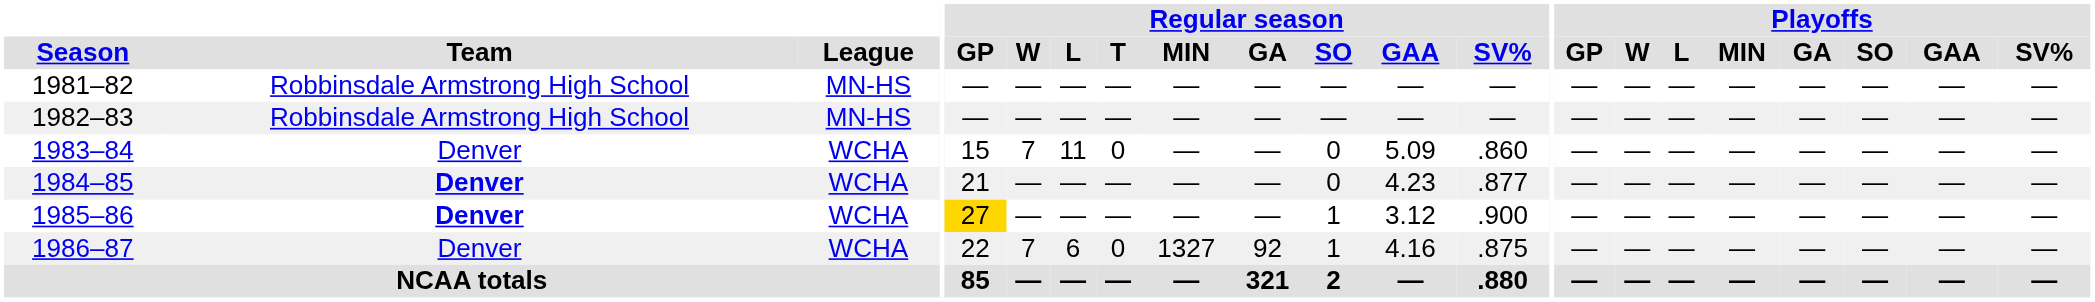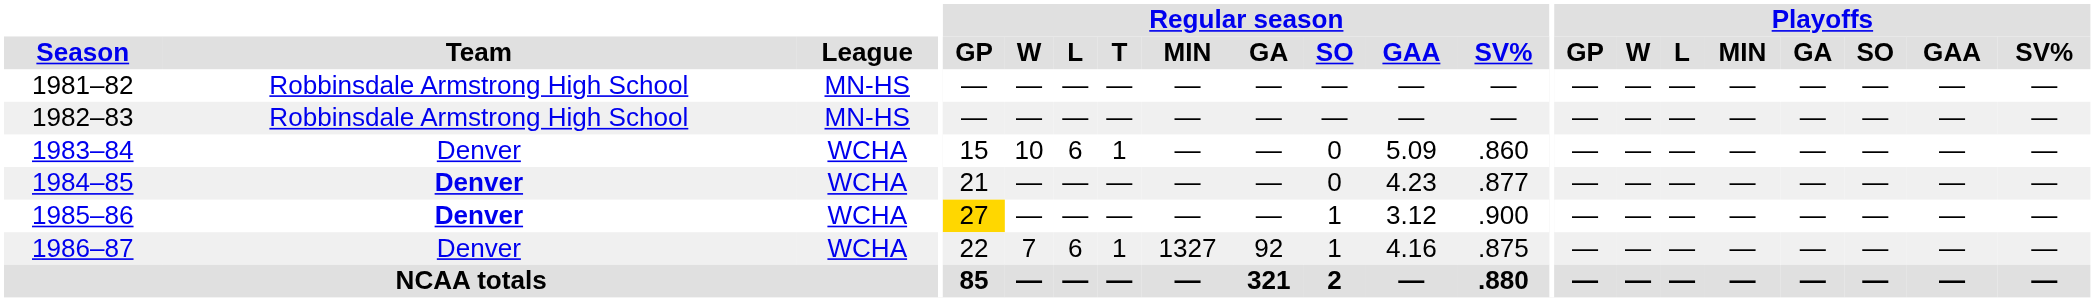(1028, 150) 7 -> (1029, 150) 10
(1073, 150) 11 -> (1075, 150) 6
(1118, 150) 0 -> (1119, 150) 1
(1118, 248) 0 -> (1119, 248) 1
